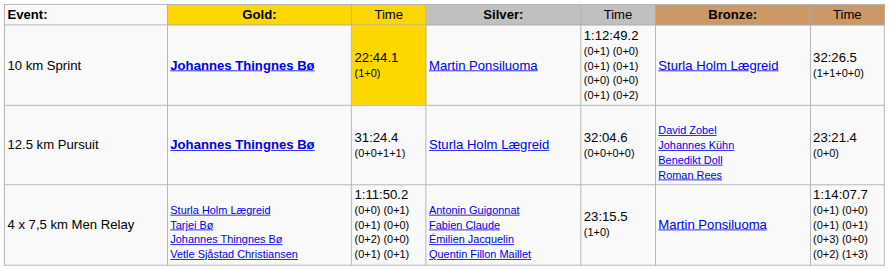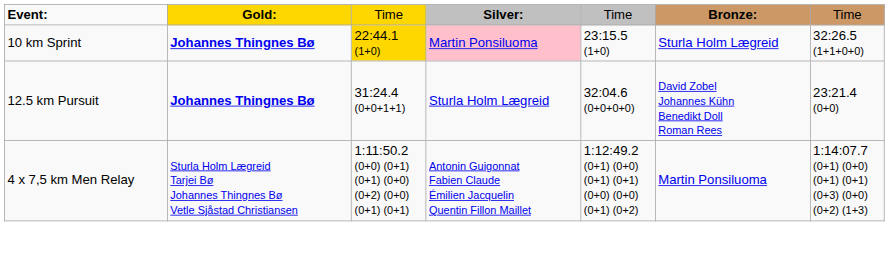(483, 65) no background -> (483, 43) pink background
(611, 65) 1:12:49.2 (0+1) (0+0) (0+1) (0+1) (0+0) (0+0) (0+1) (0+2) -> (606, 43) 23:15.5 (1+0)
(606, 224) 23:15.5 (1+0) -> (611, 180) 1:12:49.2 (0+1) (0+0) (0+1) (0+1) (0+0) (0+0) (0+1) (0+2)
